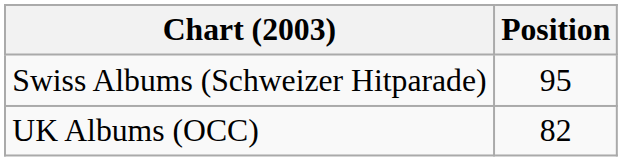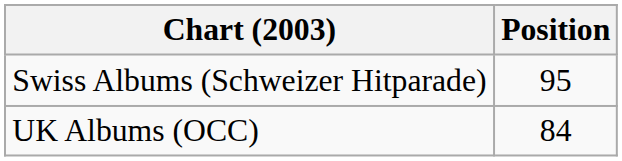(556, 130) 82 -> (556, 130) 84
